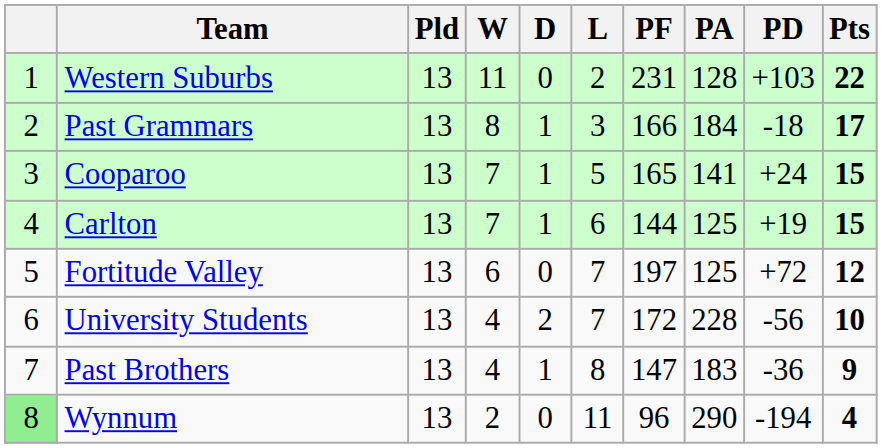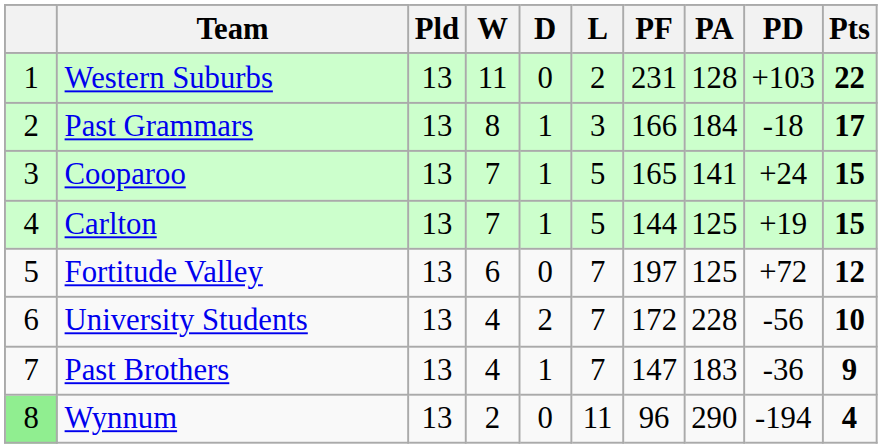(598, 223) 6 -> (598, 223) 5
(598, 369) 8 -> (598, 369) 7
